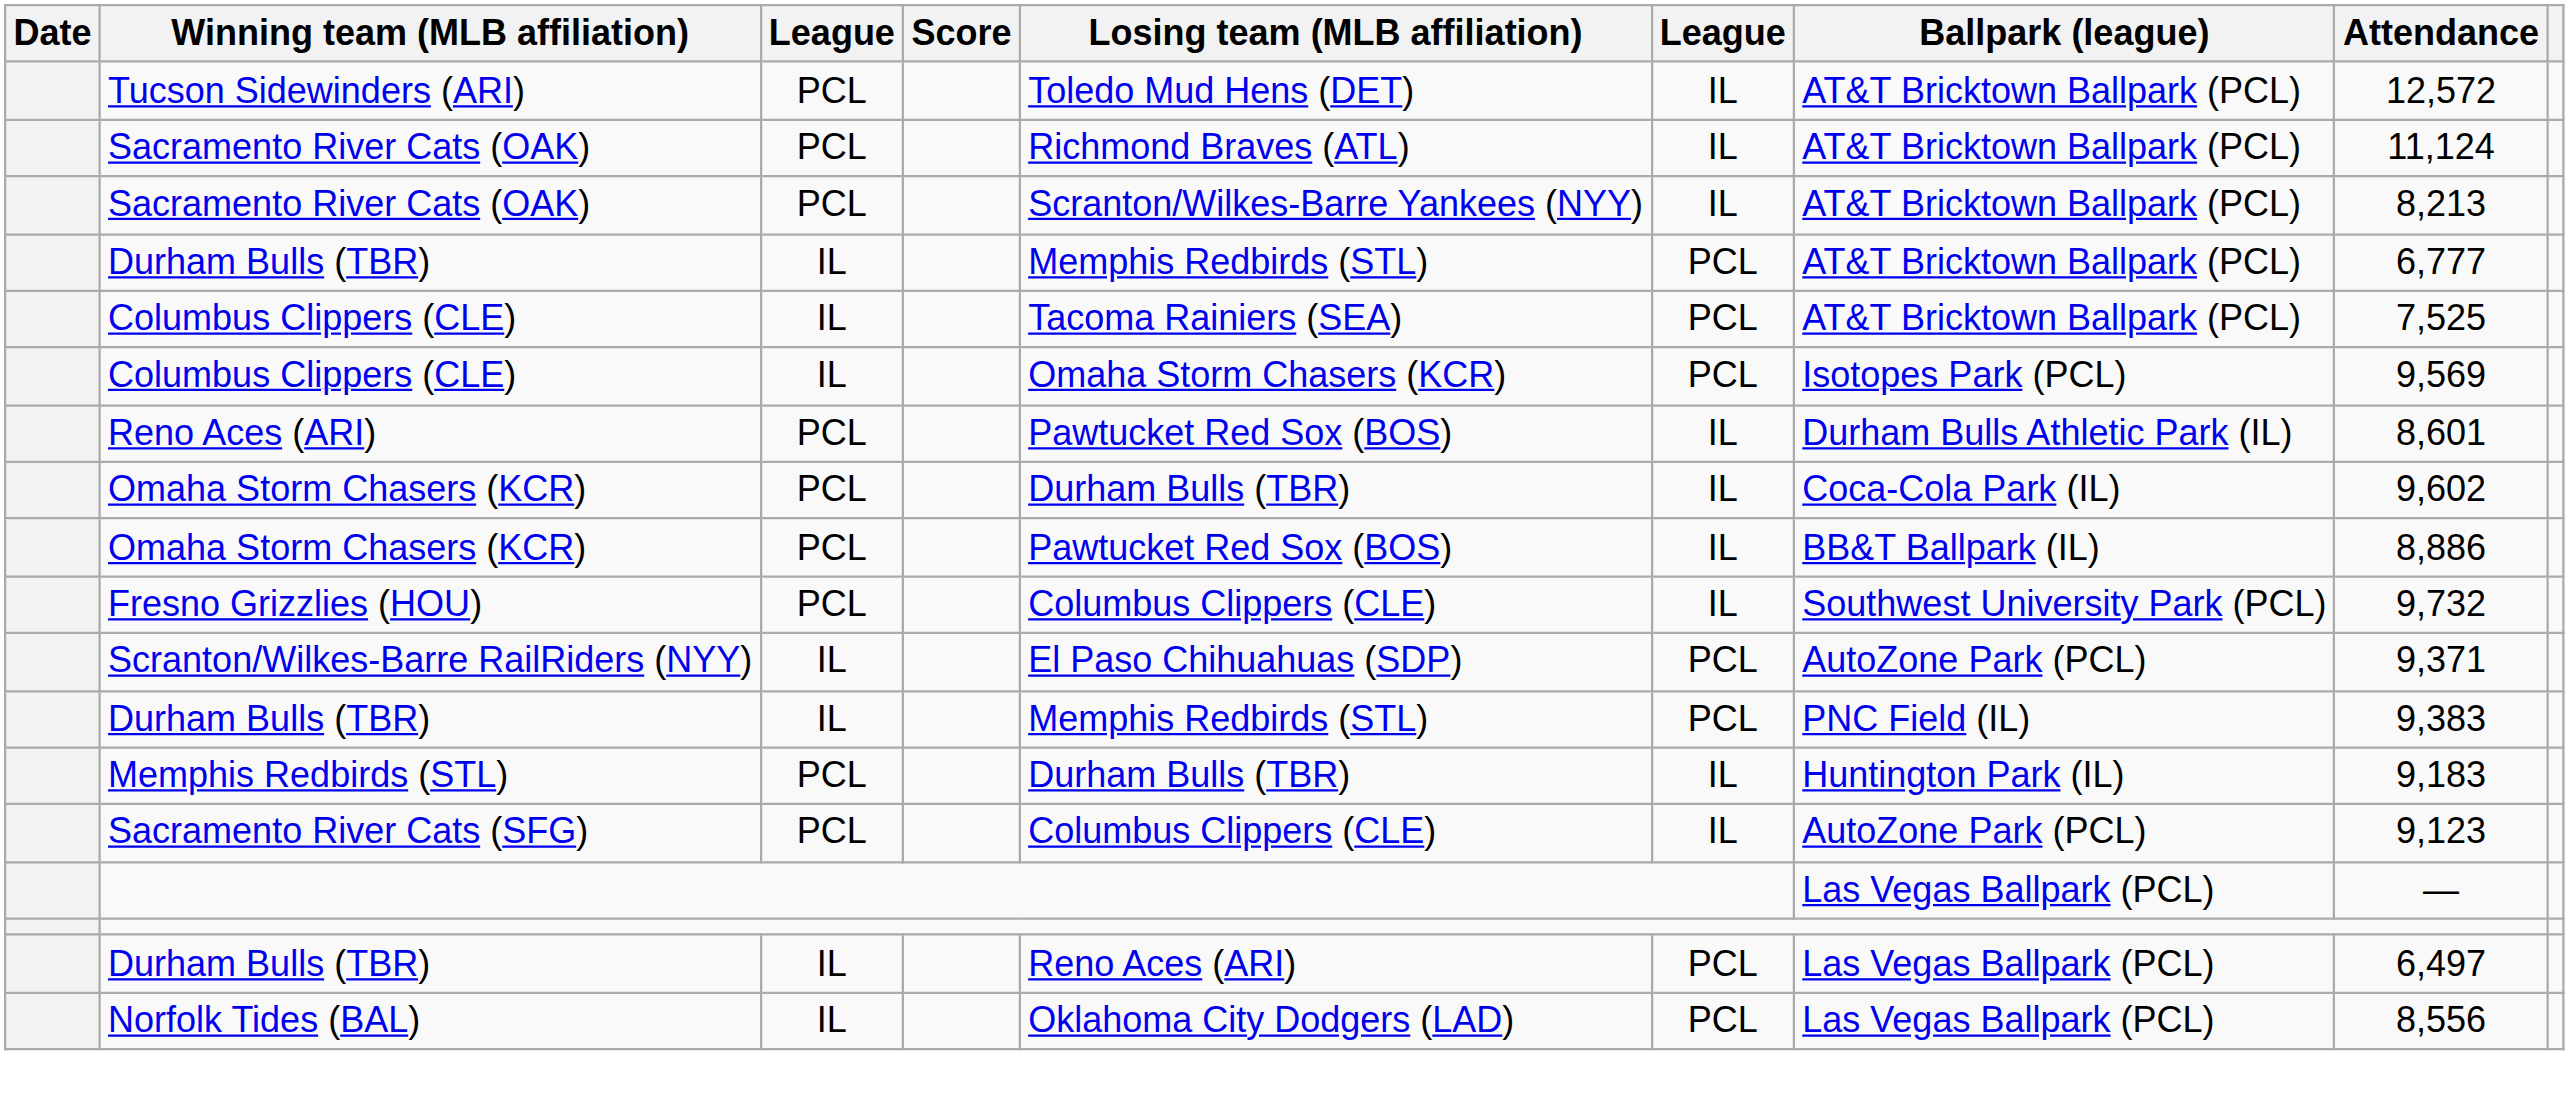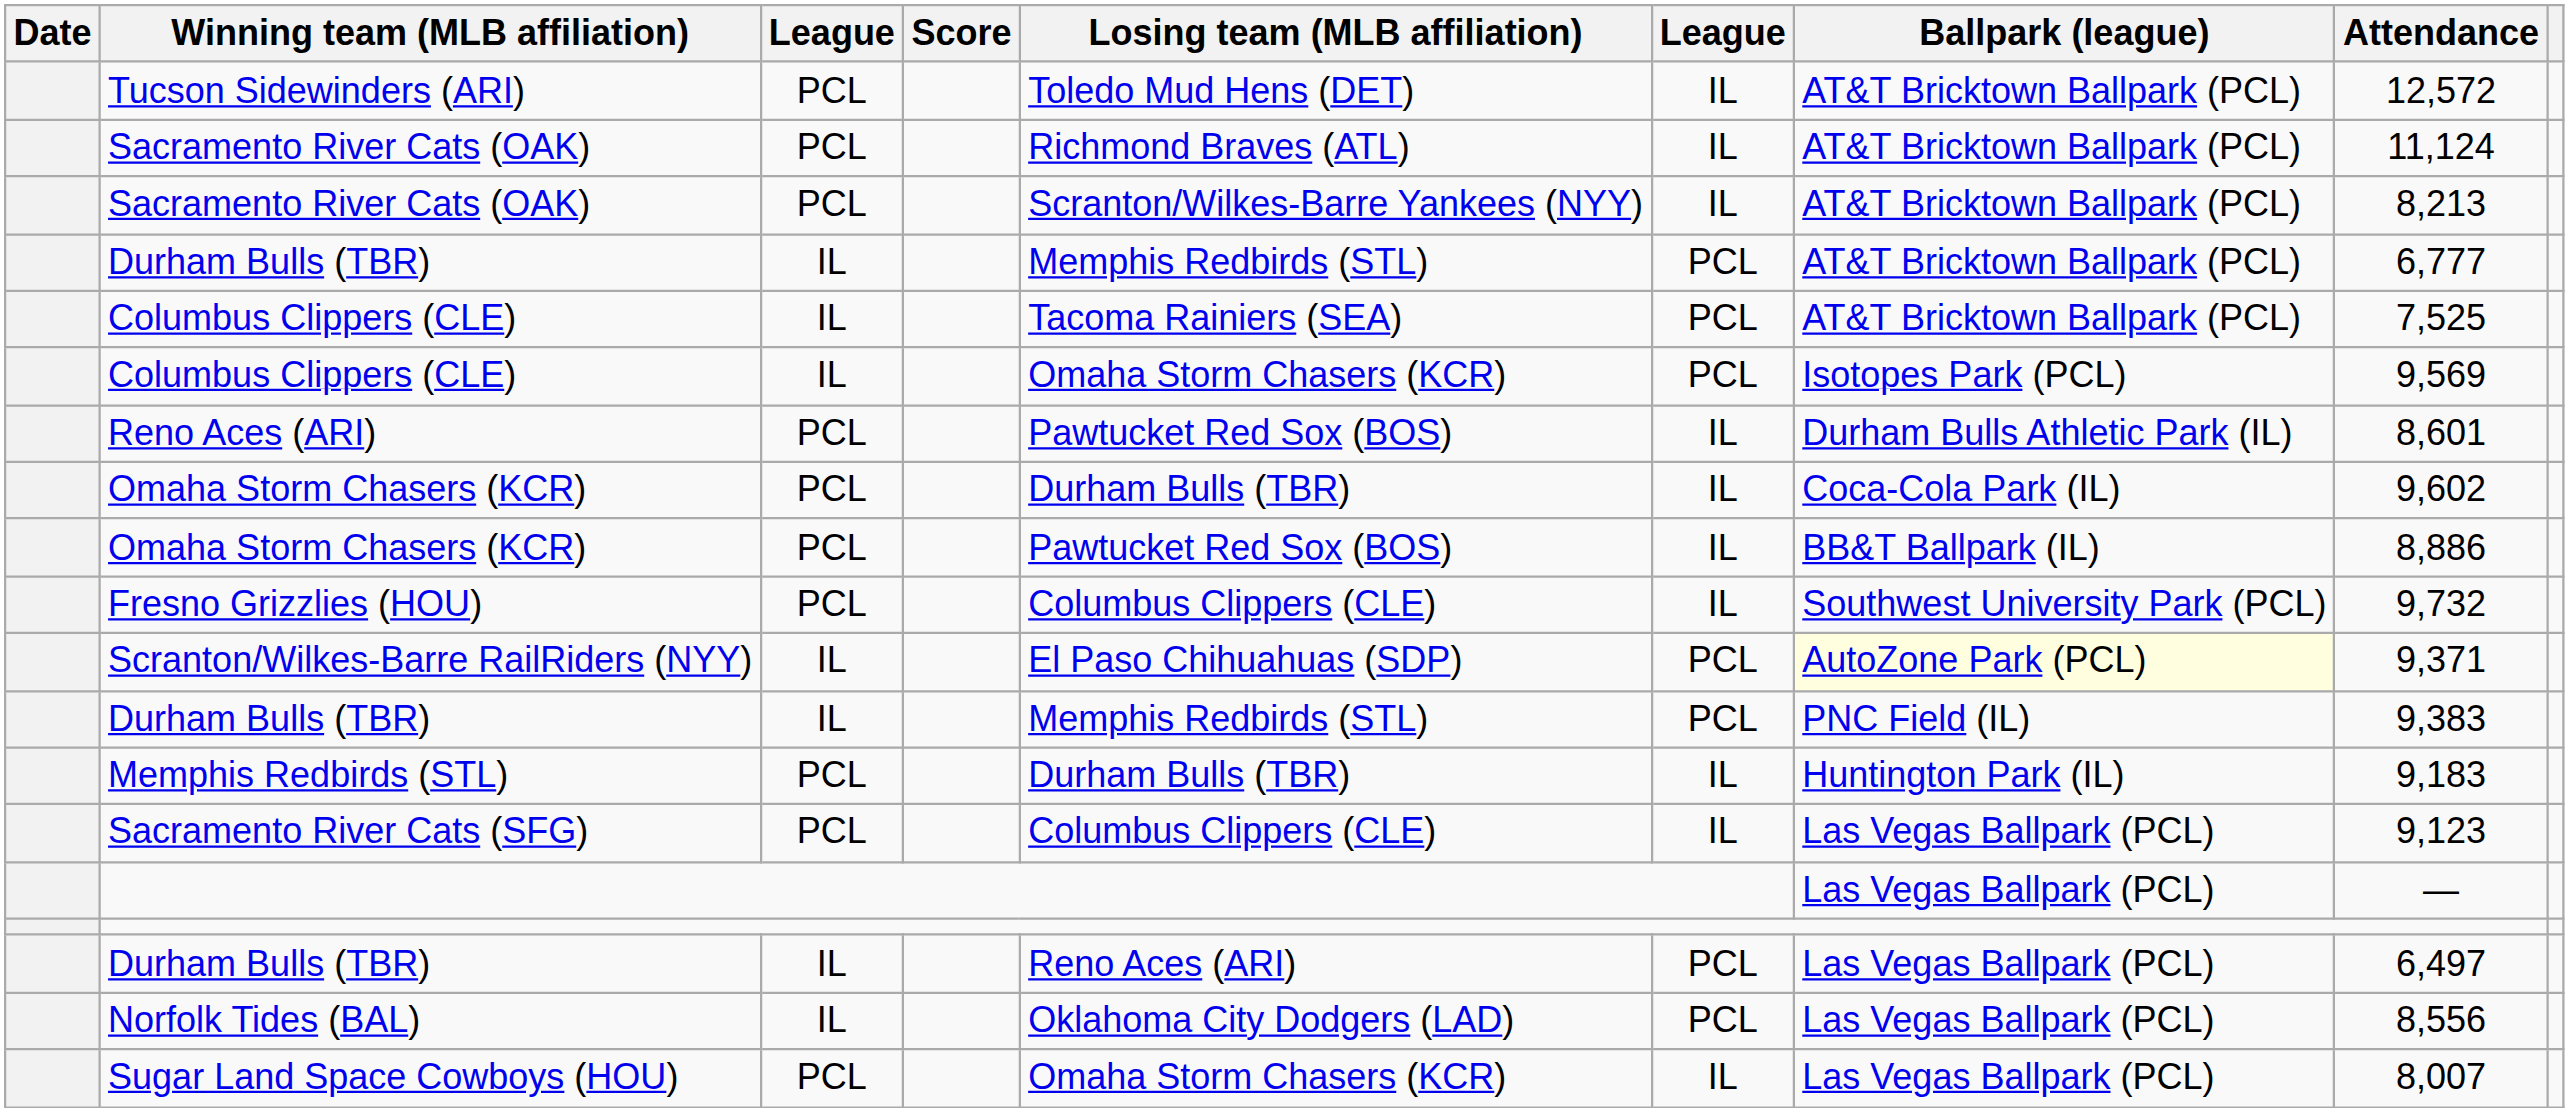(1974, 661) no background -> (1974, 661) lightyellow background
(1974, 832) AutoZone Park (PCL) -> (2008, 832) Las Vegas Ballpark (PCL)
+ row: (393, 1077)
